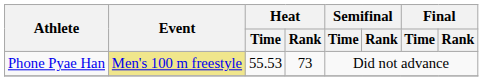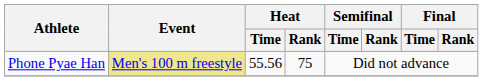(266, 64) 55.53 -> (266, 64) 55.56
(305, 64) 73 -> (305, 64) 75
